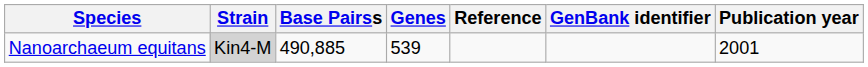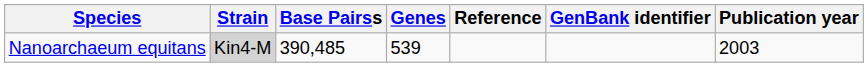(312, 47) 490,885 -> (312, 47) 390,485
(739, 47) 2001 -> (739, 47) 2003
